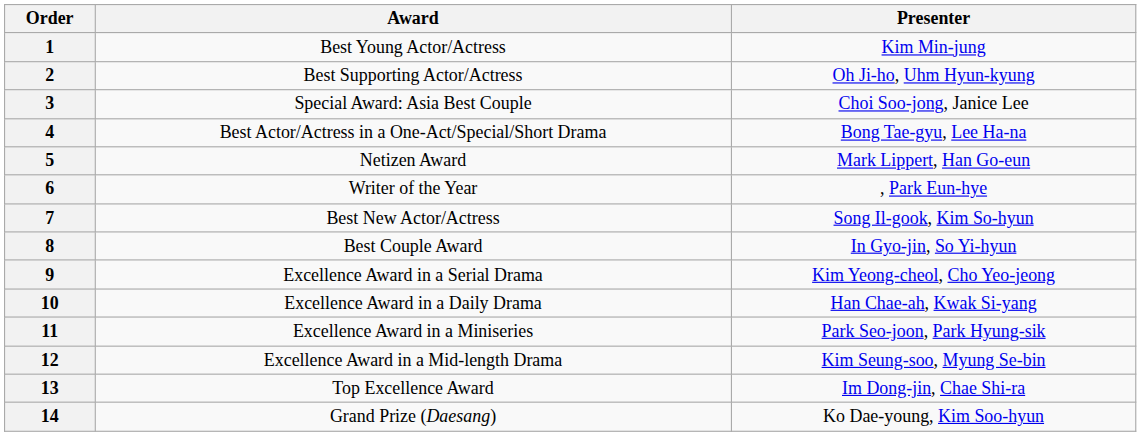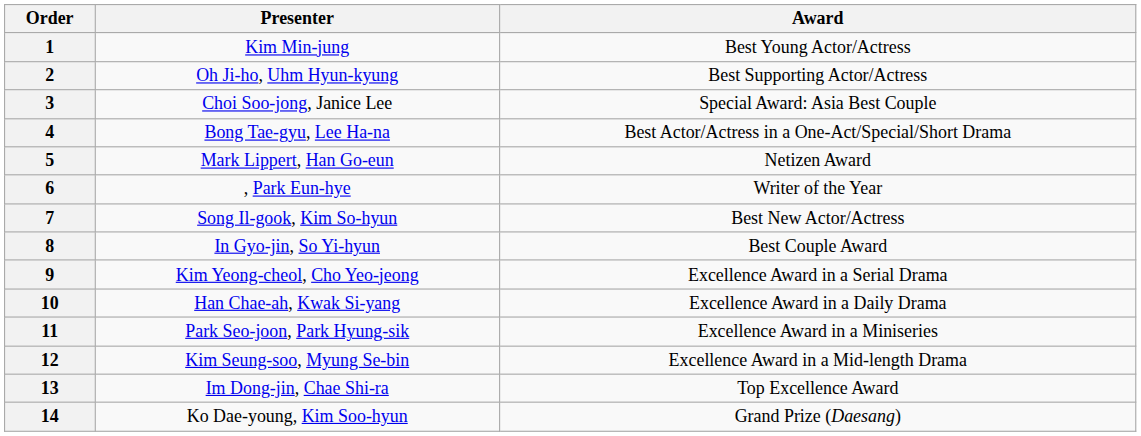columns swapped: (934, 18) <-> (413, 18)
